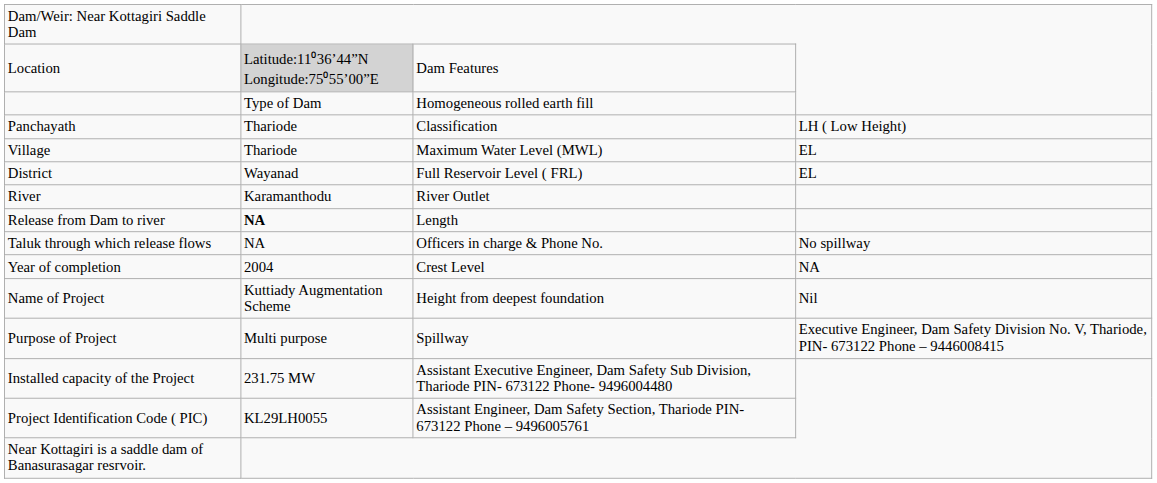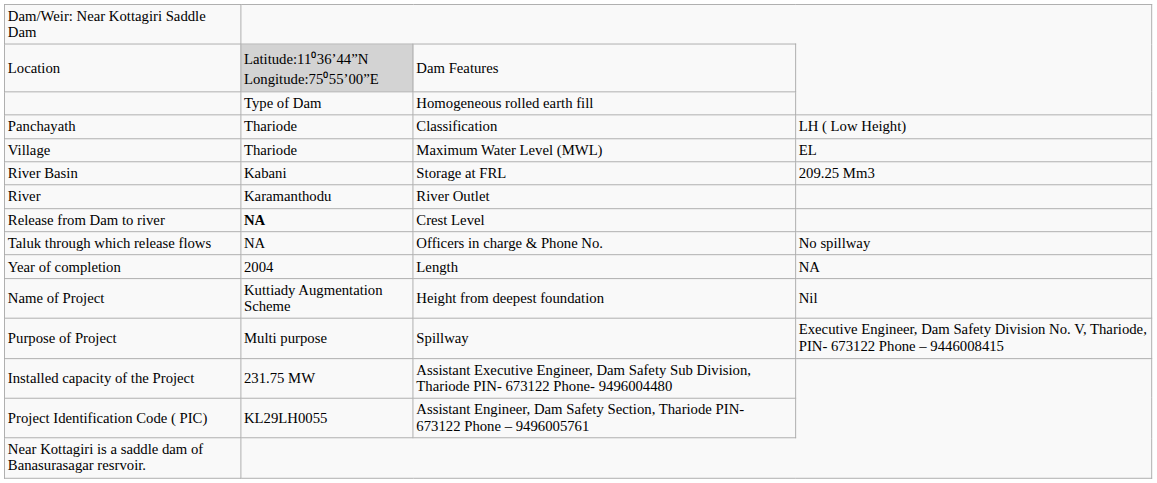- row: (30, 173)
+ row: (43, 173)
(437, 220) Length -> (450, 220) Crest Level
(450, 266) Crest Level -> (437, 266) Length
